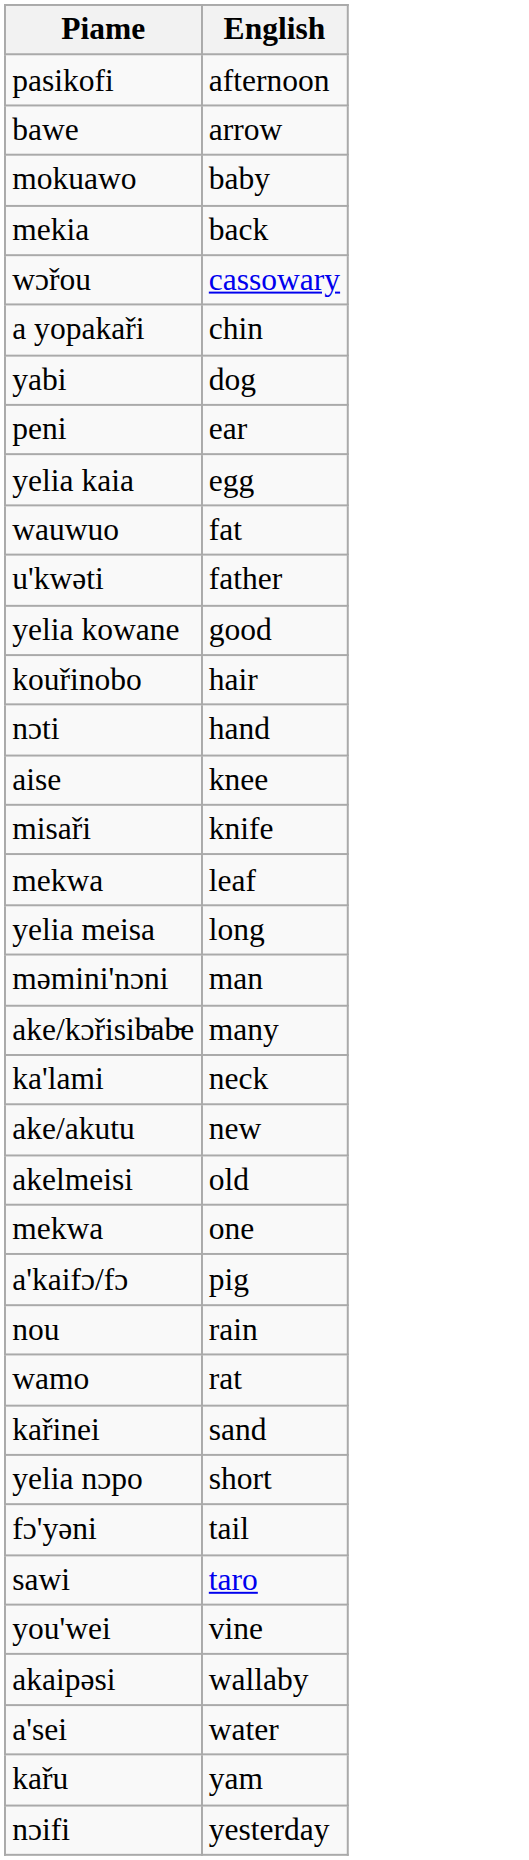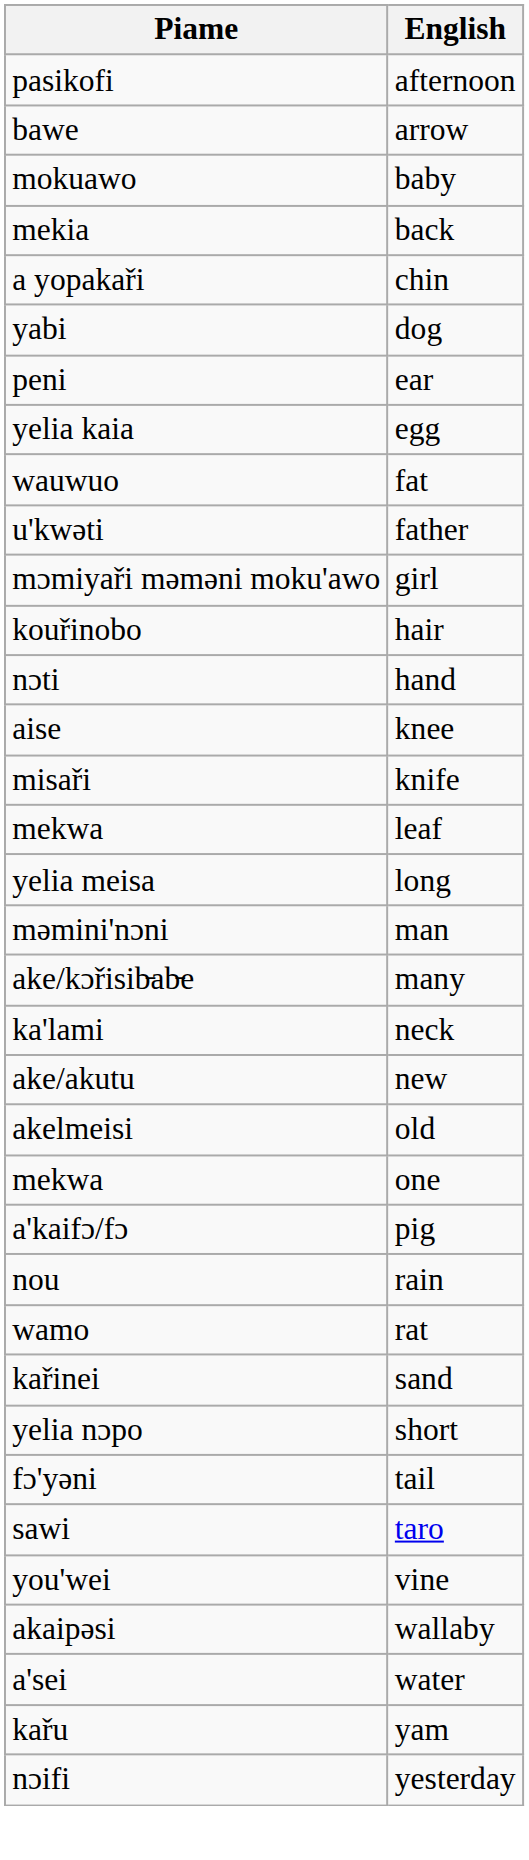- row: (274, 279)
+ row: (417, 579)
- row: (240, 629)
